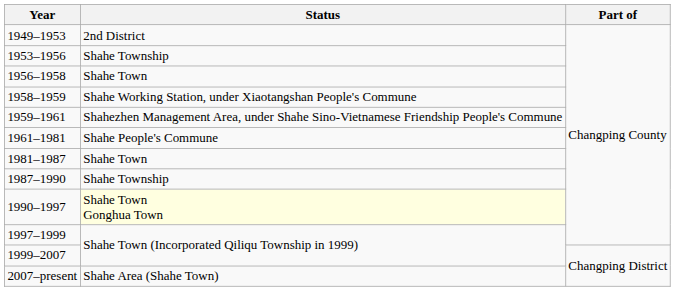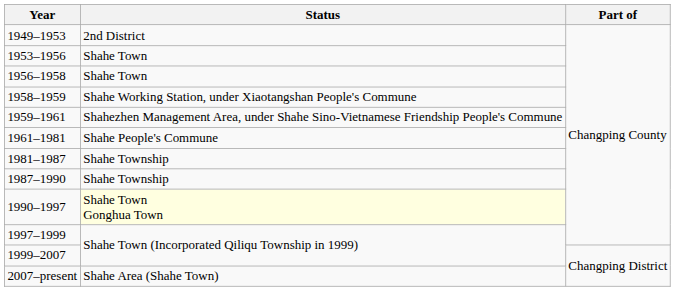(126, 55) Shahe Township -> (115, 55) Shahe Town
(115, 158) Shahe Town -> (126, 158) Shahe Township
